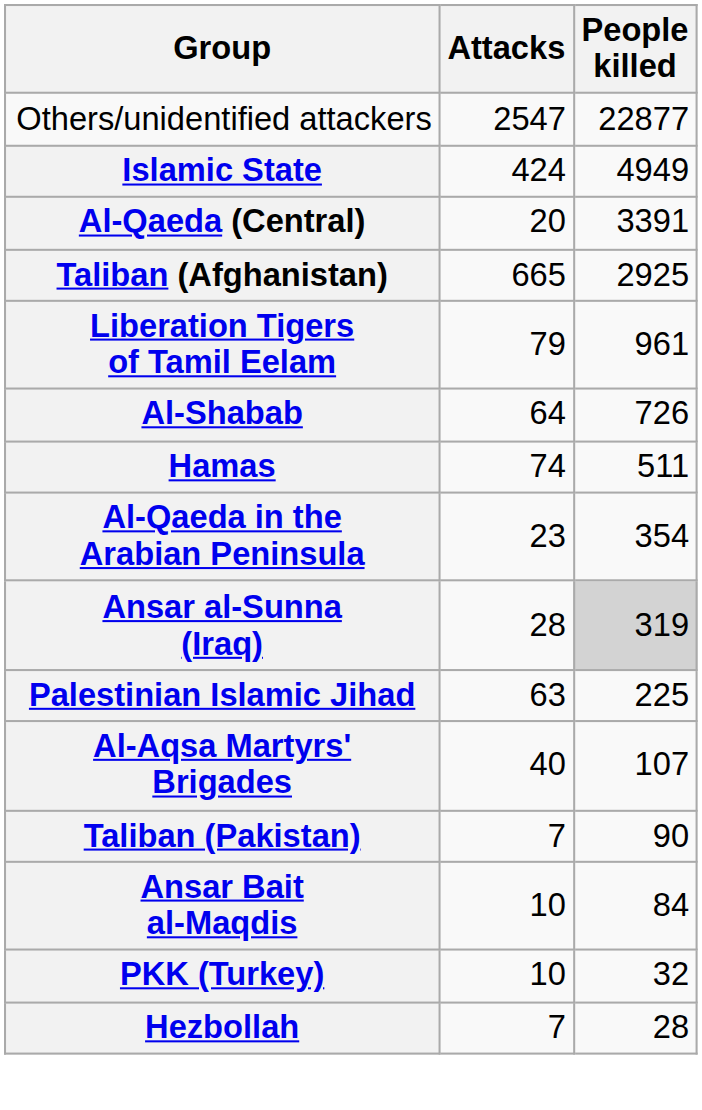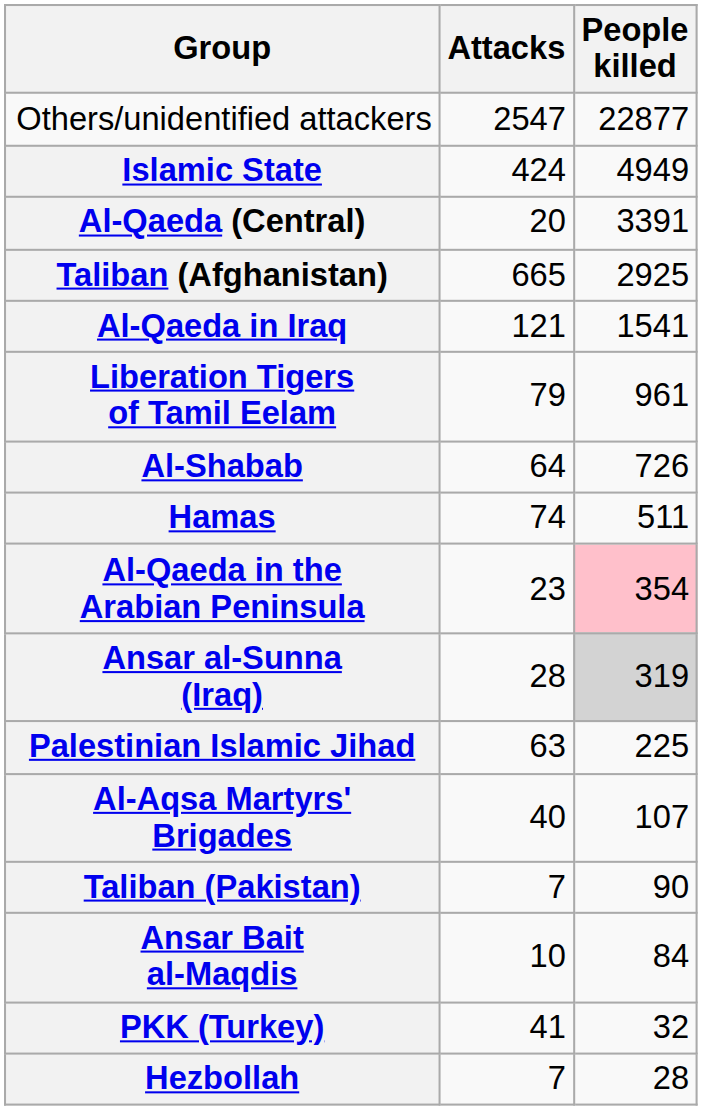+ row: (222, 325)
(662, 536) no background -> (662, 588) pink background
(548, 975) 10 -> (548, 1027) 41
